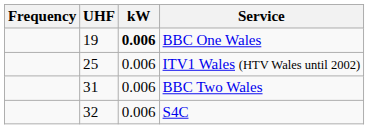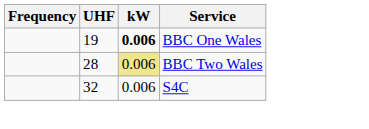- row: (261, 64)
(91, 87) 31 -> (91, 64) 28
(139, 87) no background -> (139, 64) khaki background
